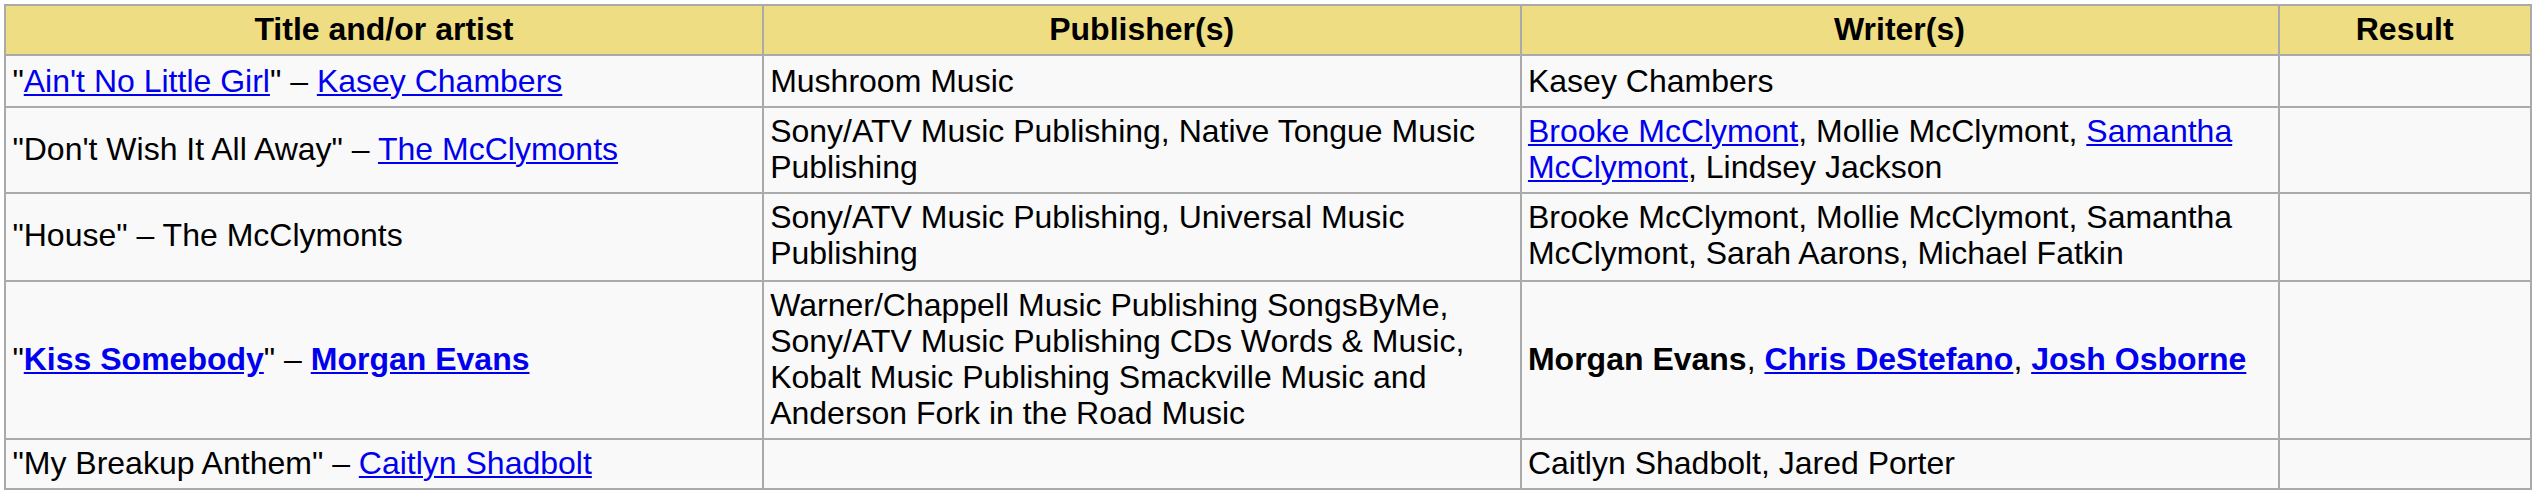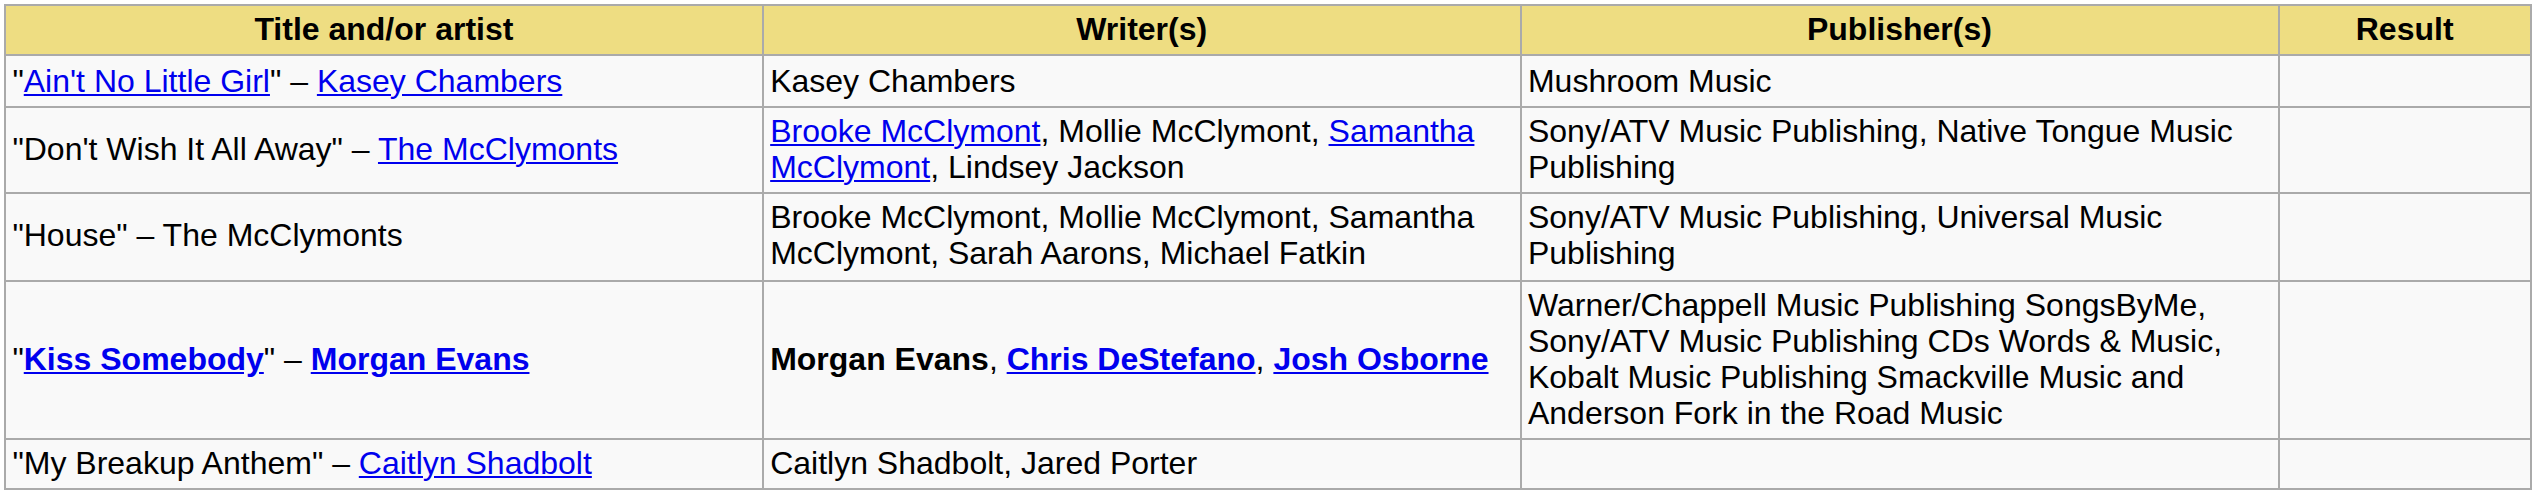columns swapped: (1899, 29) <-> (1142, 29)
